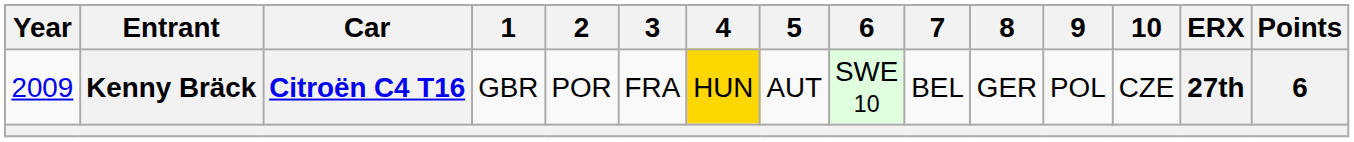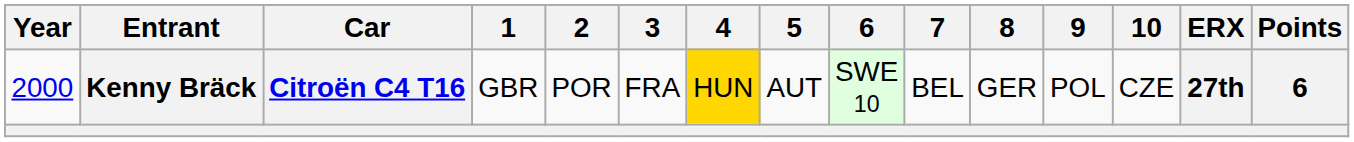(42, 87) 2009 -> (42, 87) 2000
